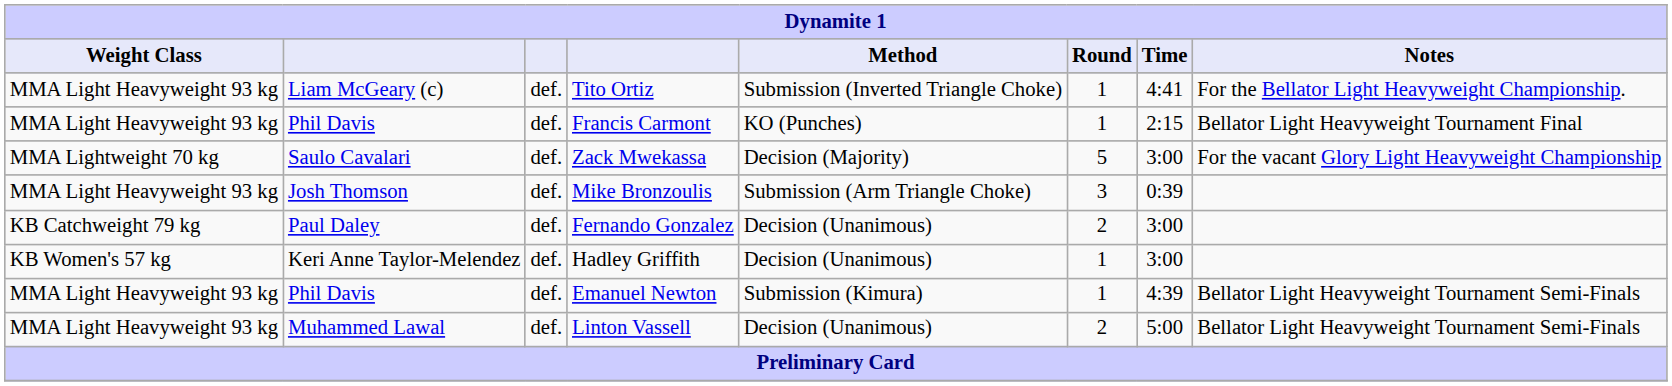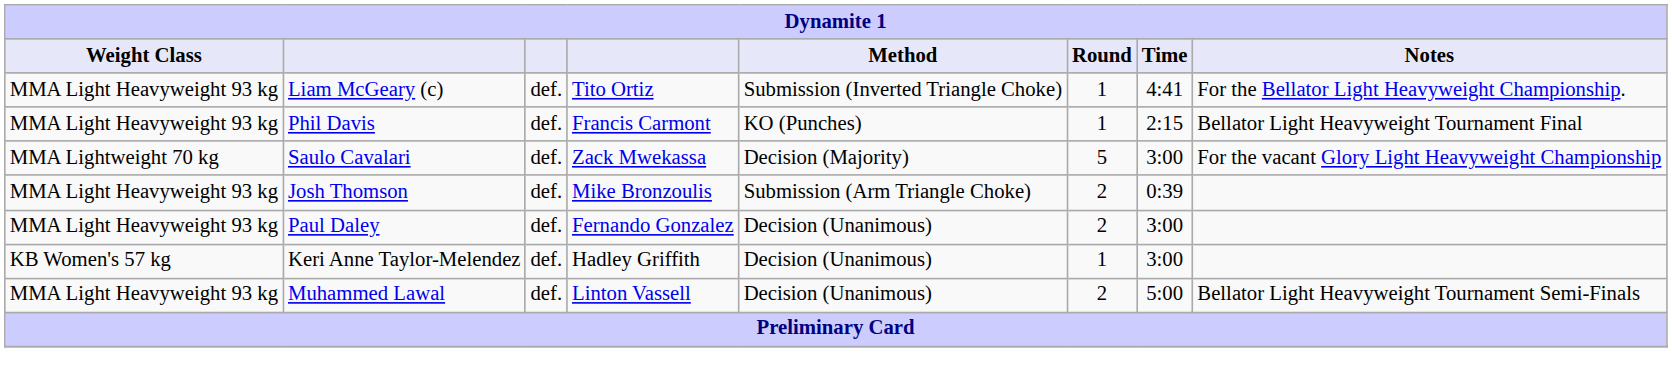(1102, 192) 3 -> (1102, 192) 2
(105, 226) KB Catchweight 79 kg -> (144, 226) MMA Light Heavyweight 93 kg
- row: (644, 294)
